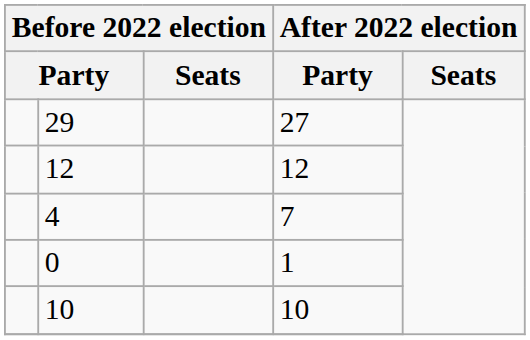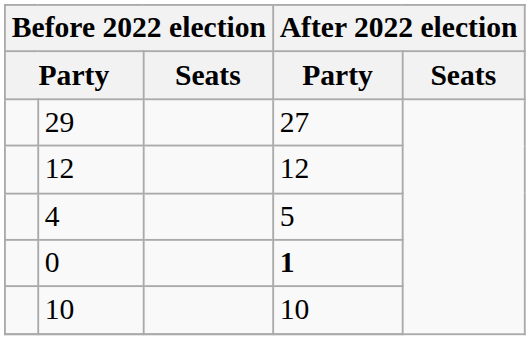(287, 215) 7 -> (287, 215) 5
(287, 262) normal -> (287, 262) bold
